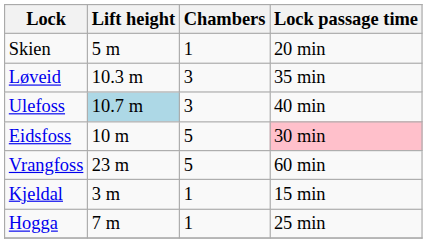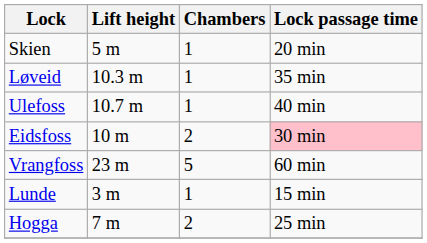(188, 77) 3 -> (188, 77) 1
(117, 106) lightblue background -> (117, 106) no background
(188, 106) 3 -> (188, 106) 1
(188, 135) 5 -> (188, 135) 2
+ row: (32, 194)
- row: (36, 194)
(188, 223) 1 -> (188, 223) 2
